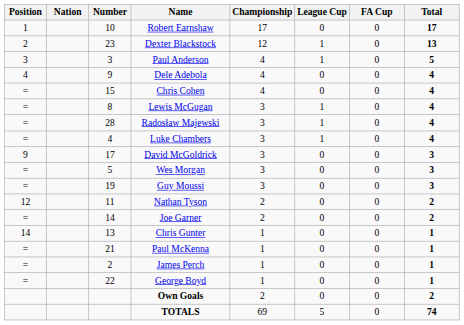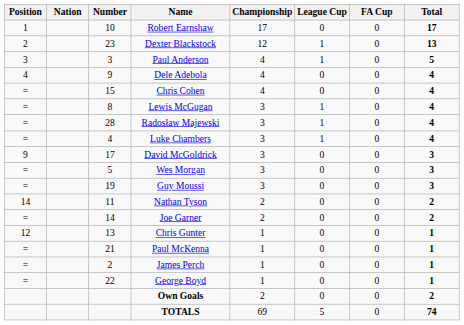(25, 202) 12 -> (25, 202) 14
(25, 233) 14 -> (25, 233) 12
